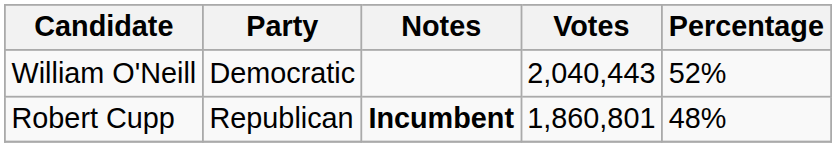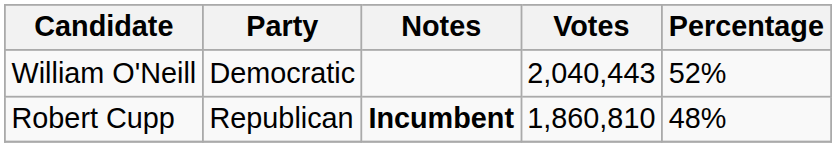(591, 118) 1,860,801 -> (591, 118) 1,860,810
